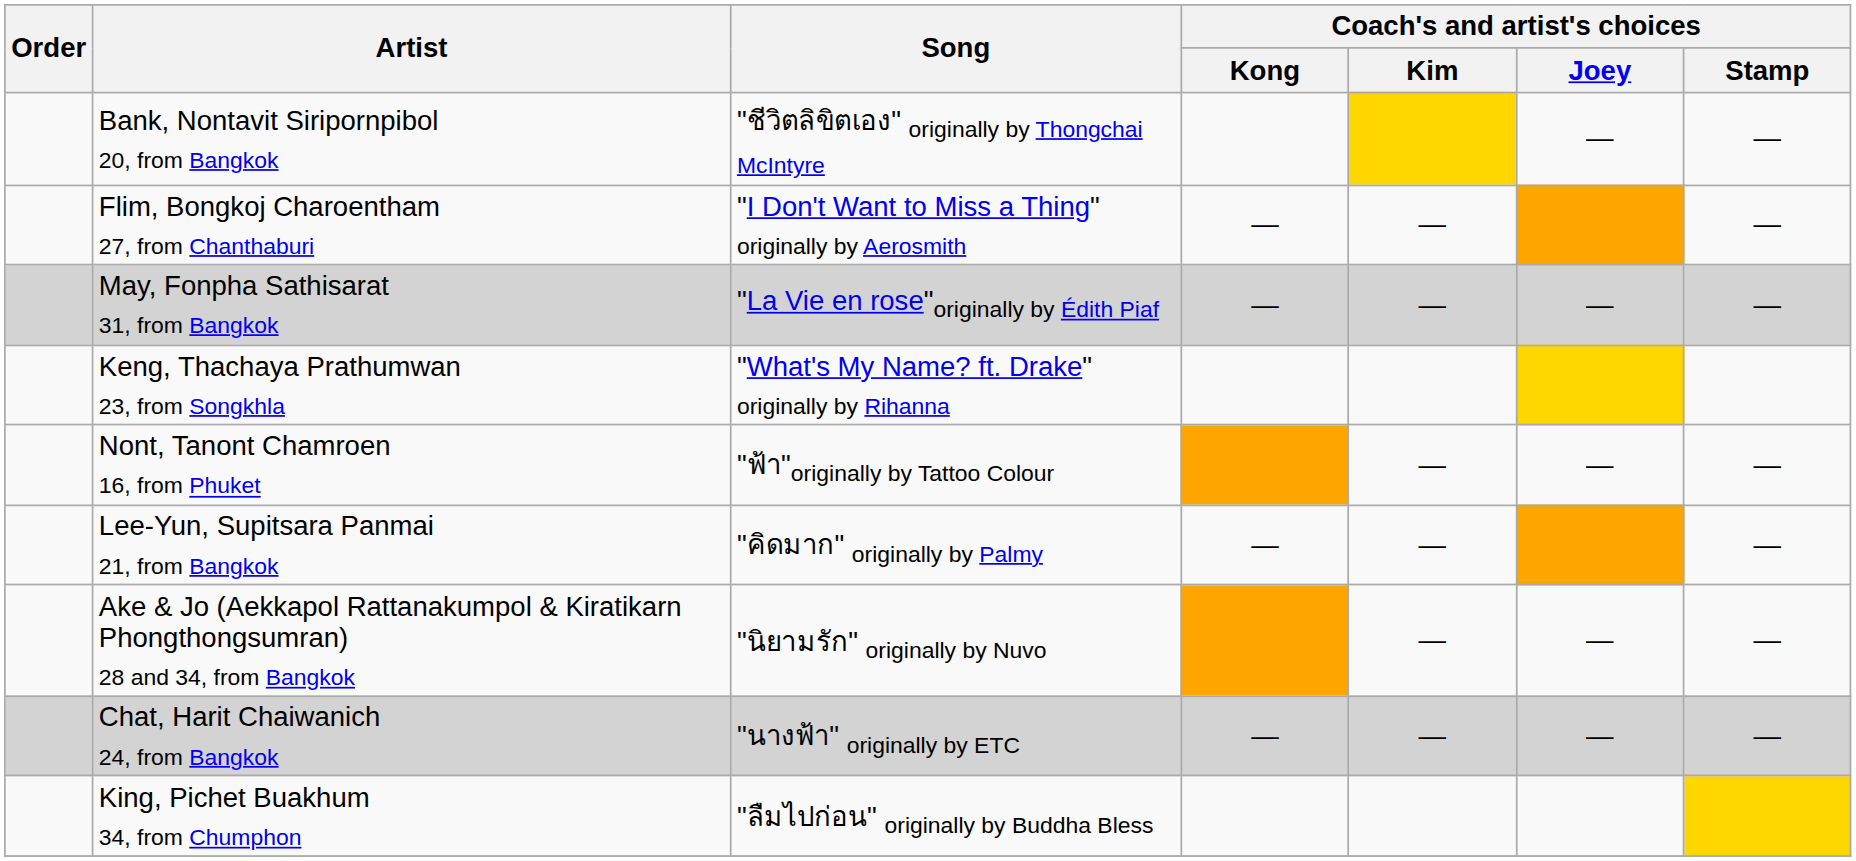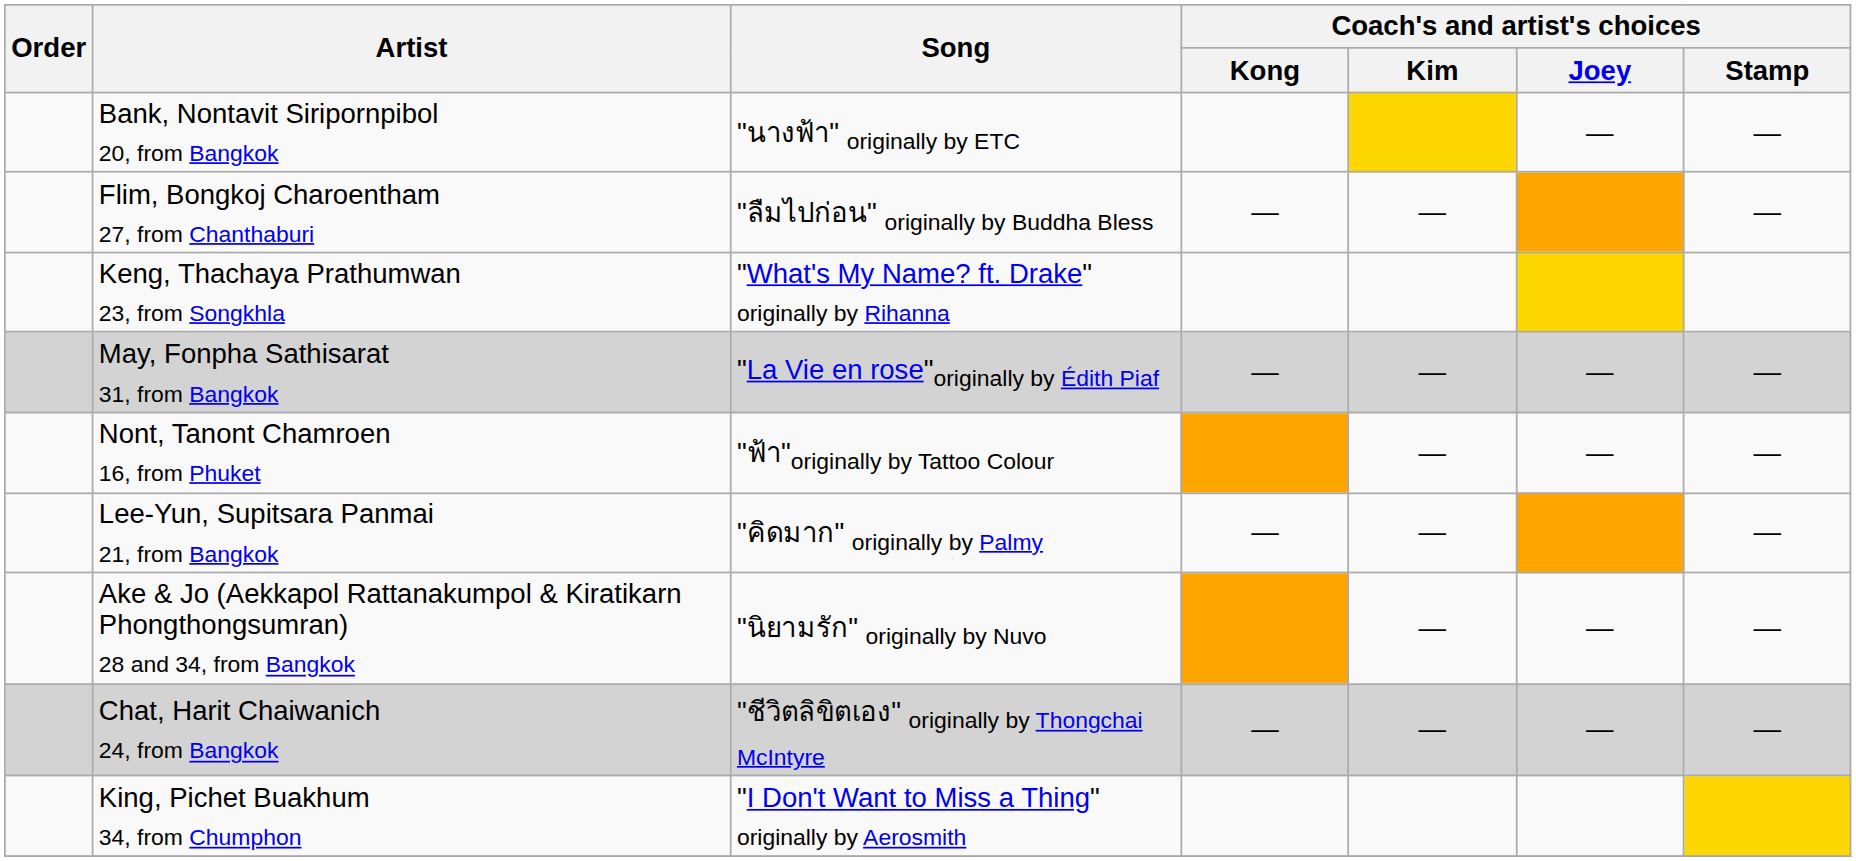(940, 142) "ชีวิตลิขิตเอง" originally by Thongchai McIntyre -> (878, 136) "นางฟ้า" originally by ETC
(918, 225) "I Don't Want to Miss a Thing" originally by Aerosmith -> (945, 216) "ลืมไปก่อน" originally by Buddha Bless
rows swapped: (280, 385) <-> (244, 305)
(878, 740) "นางฟ้า" originally by ETC -> (940, 733) "ชีวิตลิขิตเอง" originally by Thongchai McIntyre
(945, 820) "ลืมไปก่อน" originally by Buddha Bless -> (918, 816) "I Don't Want to Miss a Thing" originally by Aerosmith
